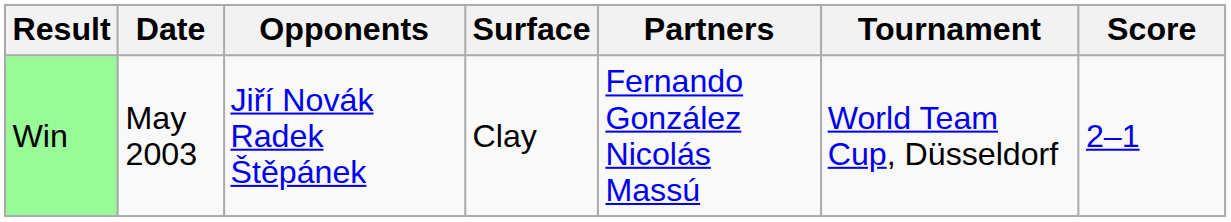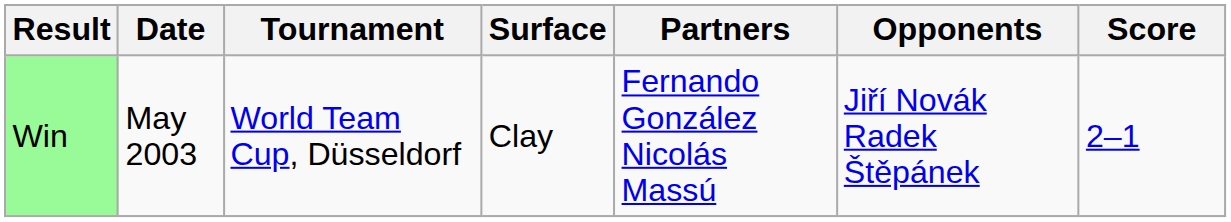columns swapped: (949, 30) <-> (344, 30)
